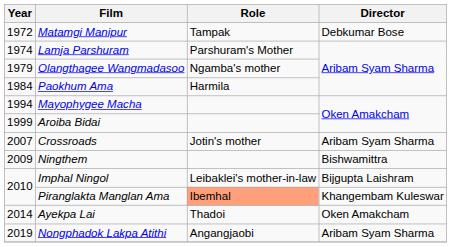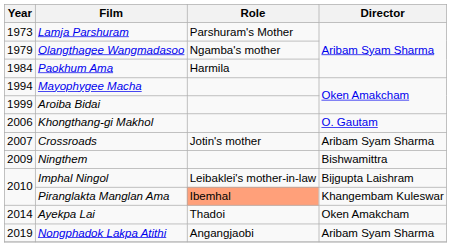- row: (82, 31)
(20, 50) 1974 -> (20, 31) 1973
+ row: (96, 123)
